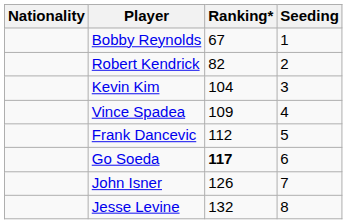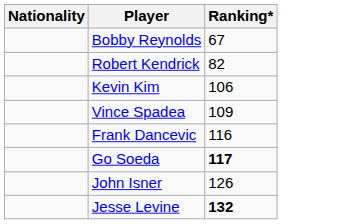- column: (310, 16)
(221, 87) 104 -> (221, 87) 106
(220, 135) 112 -> (220, 135) 116
(221, 207) normal -> (221, 207) bold
